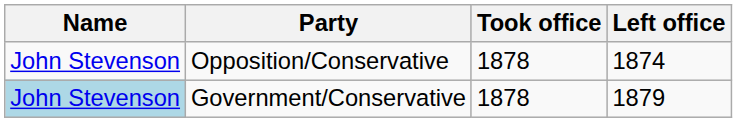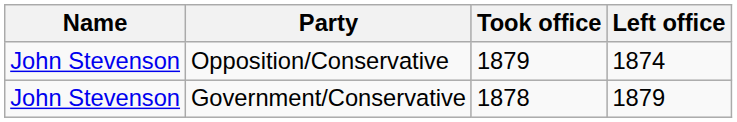(503, 60) 1878 -> (503, 60) 1879
(95, 98) lightblue background -> (95, 98) no background
